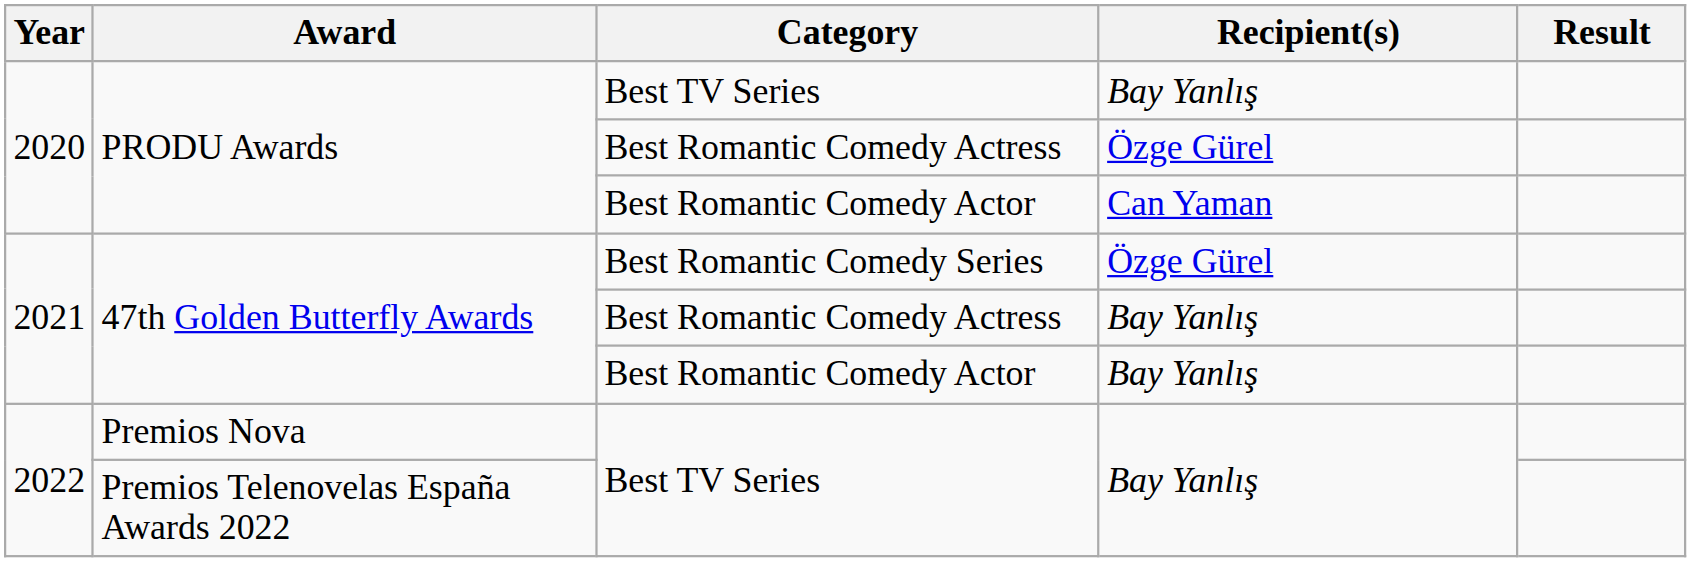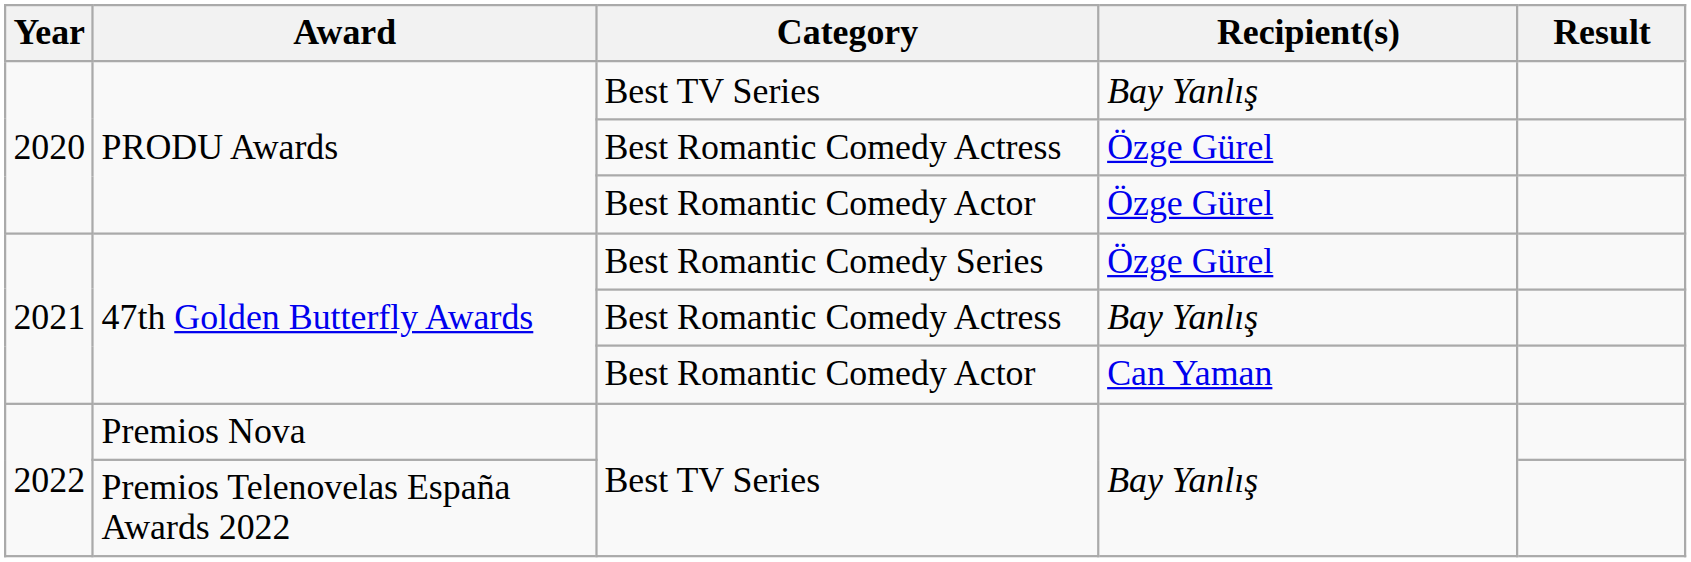(1190, 203) Can Yaman -> (1190, 203) Özge Gürel
(1183, 373) Bay Yanlış -> (1190, 373) Can Yaman
